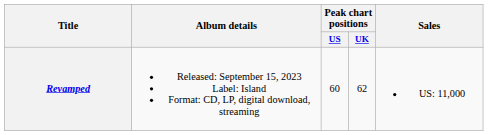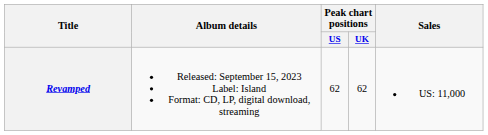(335, 88) 60 -> (335, 88) 62
